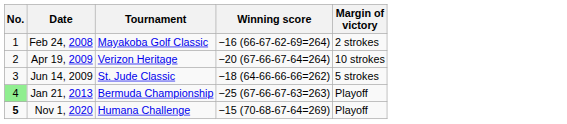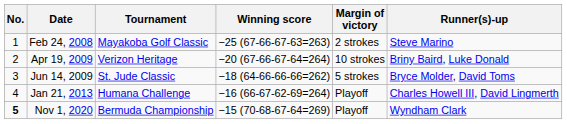+ column: (474, 19)
(274, 42) −16 (66-67-62-69=264) -> (274, 42) −25 (67-66-67-63=263)
(16, 93) lightgreen background -> (16, 93) no background
(156, 93) Bermuda Championship -> (144, 93) Humana Challenge
(274, 93) −25 (67-66-67-63=263) -> (274, 93) −16 (66-67-62-69=264)
(144, 111) Humana Challenge -> (156, 111) Bermuda Championship
